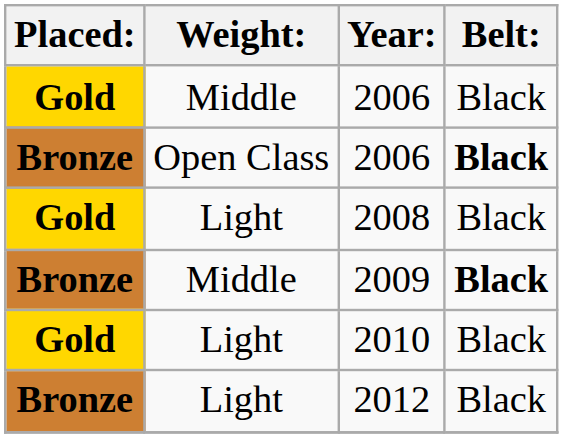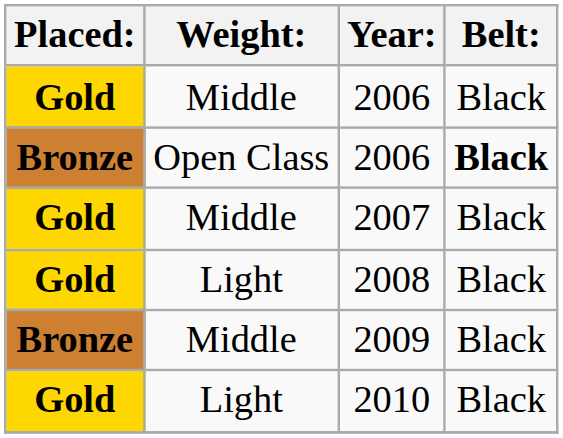+ row: (241, 217)
(501, 278) bold -> (501, 339) normal
- row: (241, 400)
